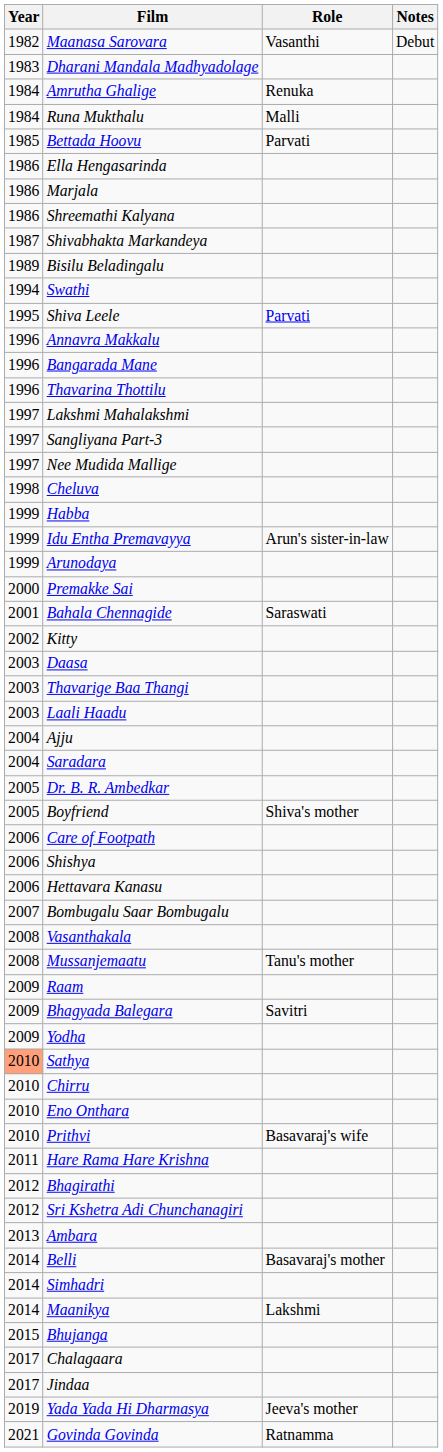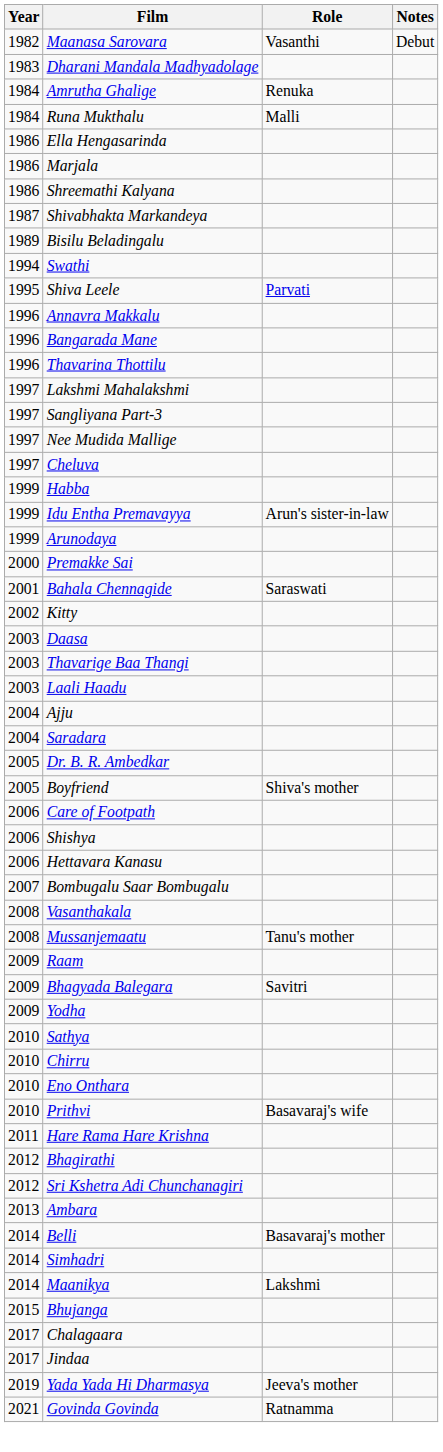- row: (94, 141)
(24, 489) 1998 -> (24, 464) 1997
(24, 1061) lightsalmon background -> (24, 1036) no background
